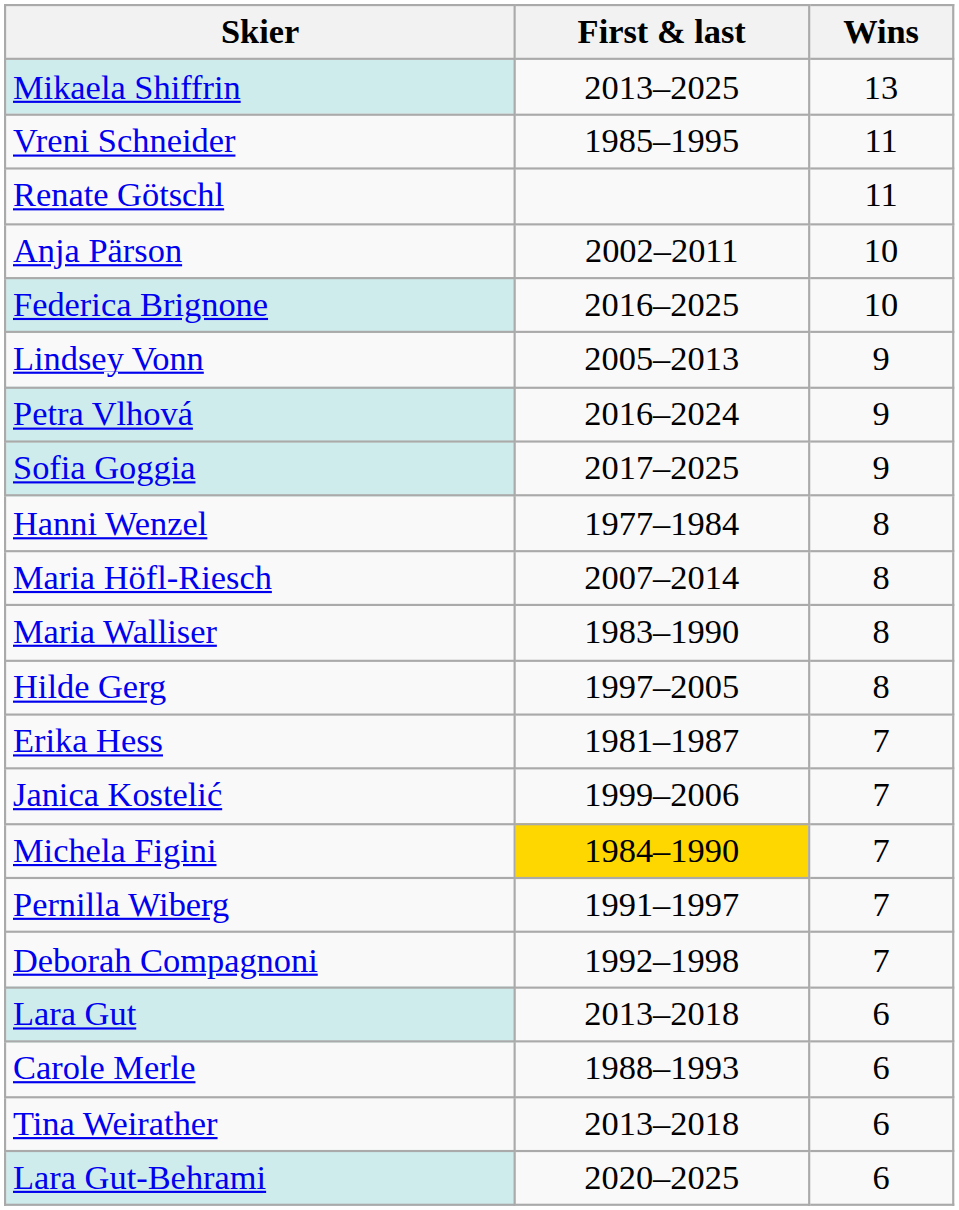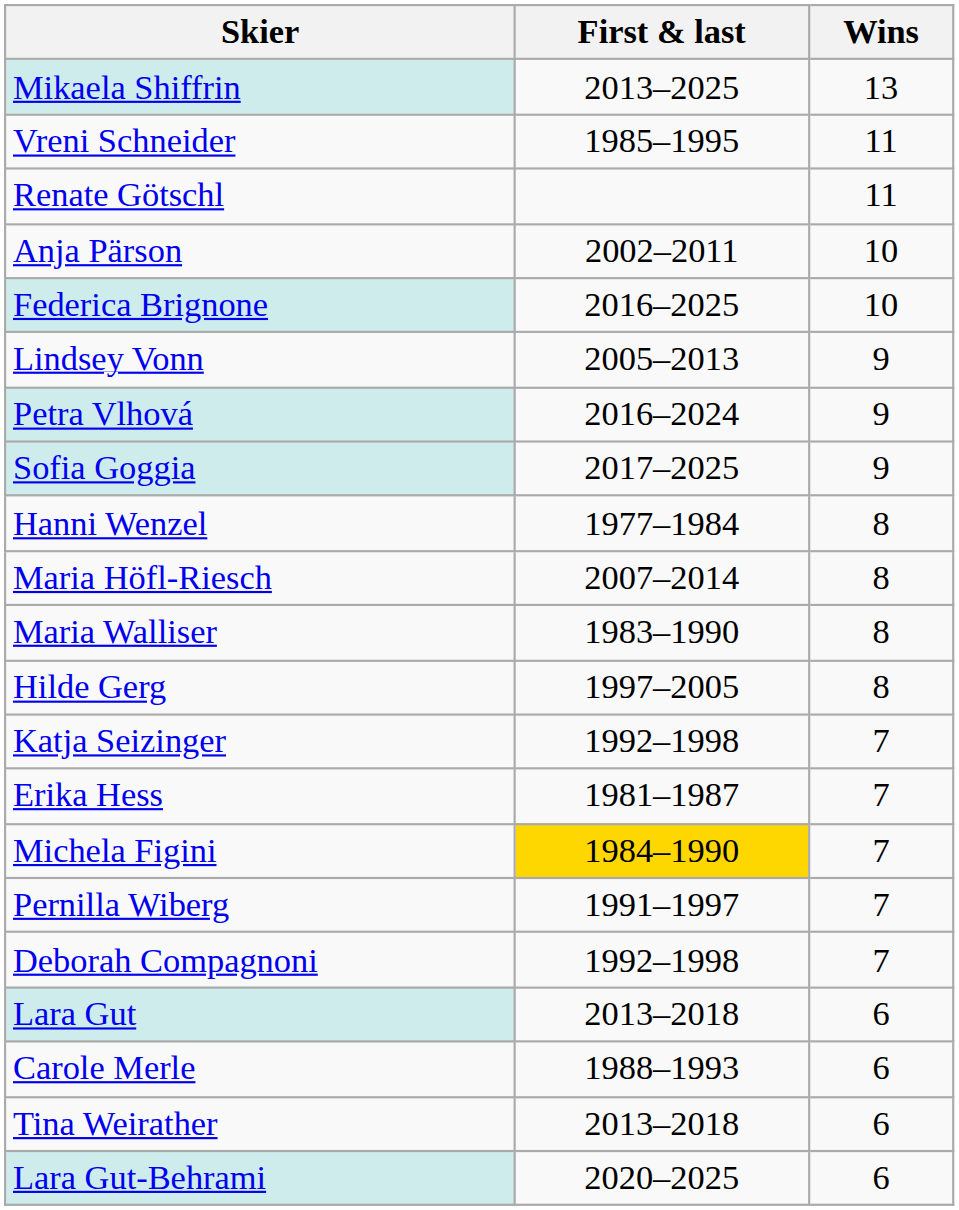+ row: (120, 741)
- row: (118, 795)
